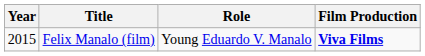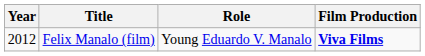(22, 39) 2015 -> (22, 39) 2012
